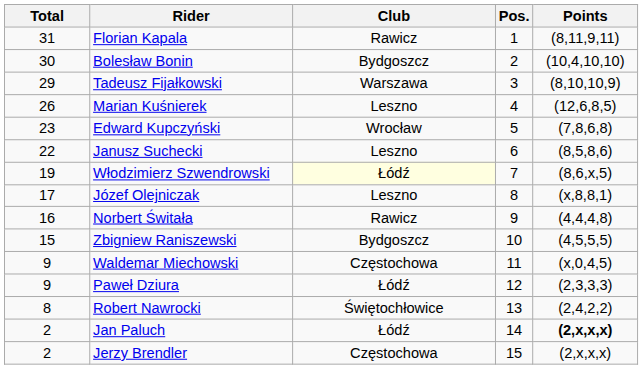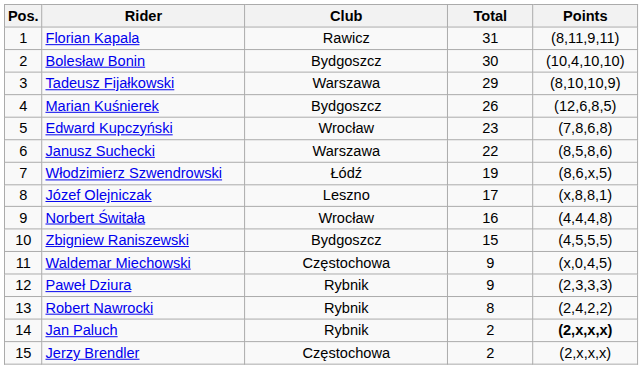columns swapped: (514, 16) <-> (47, 16)
(394, 106) Leszno -> (346, 106) Bydgoszcz
(394, 150) Leszno -> (346, 150) Warszawa
(394, 173) lightyellow background -> (346, 173) no background
(394, 218) Rawicz -> (346, 218) Wrocław
(394, 285) Łódź -> (346, 285) Rybnik
(394, 308) Świętochłowice -> (346, 308) Rybnik
(394, 330) Łódź -> (346, 330) Rybnik
